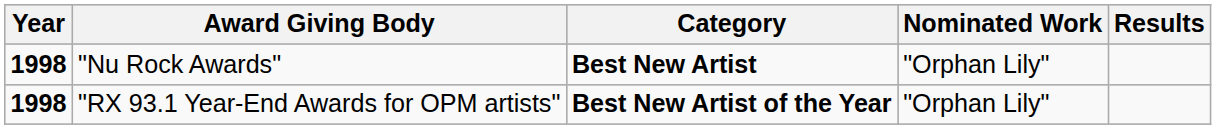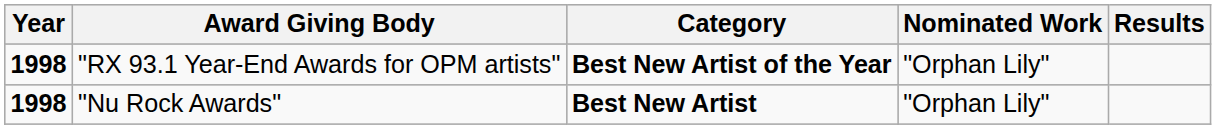rows swapped: (319, 104) <-> (180, 64)
